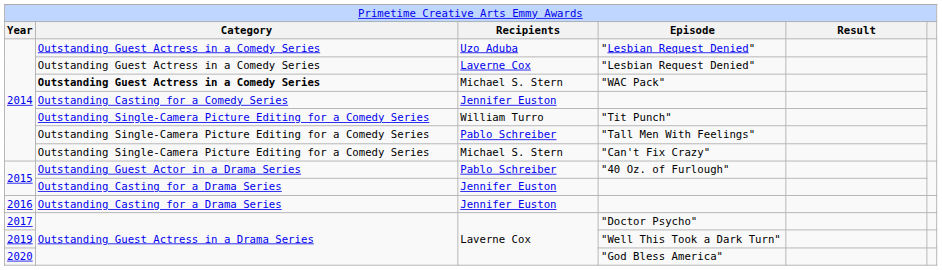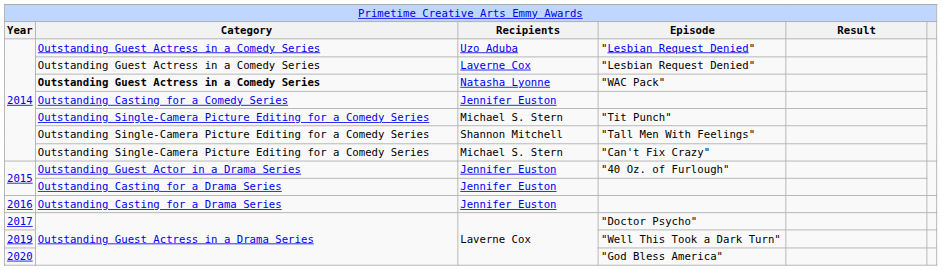(512, 83) Michael S. Stern -> (505, 83) Natasha Lyonne
(502, 117) William Turro -> (512, 117) Michael S. Stern
(508, 135) Pablo Schreiber -> (512, 135) Shannon Mitchell
(508, 169) Pablo Schreiber -> (508, 169) Jennifer Euston
